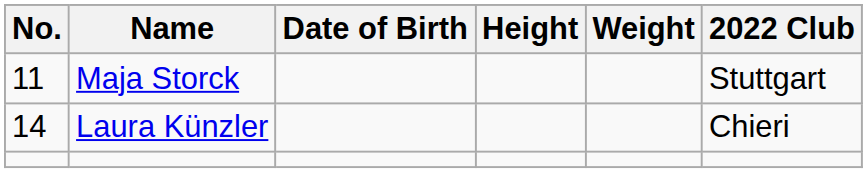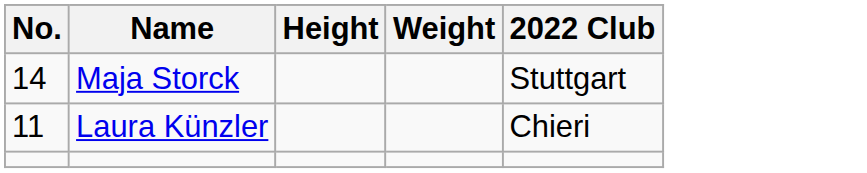- column: (375, 28)
(28, 77) 11 -> (29, 77) 14
(29, 126) 14 -> (28, 126) 11
